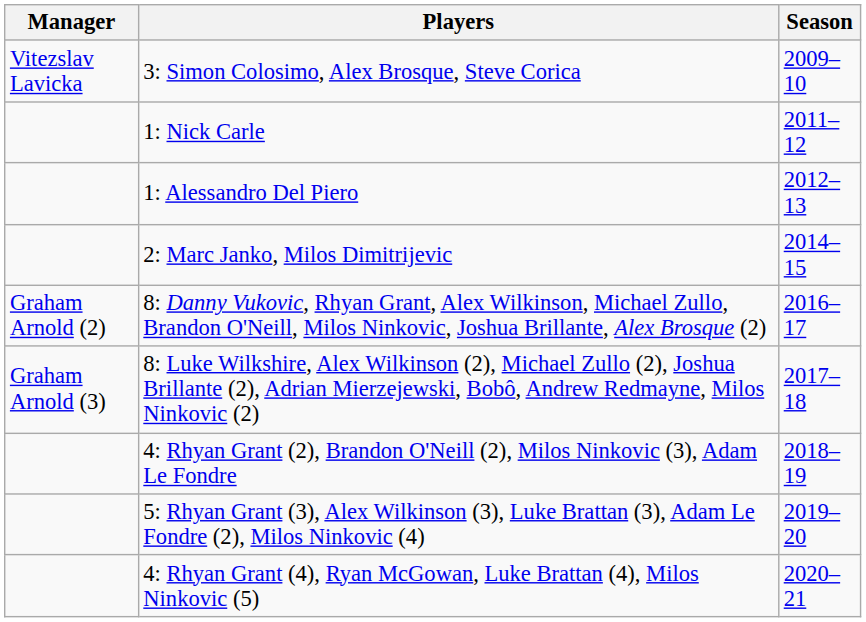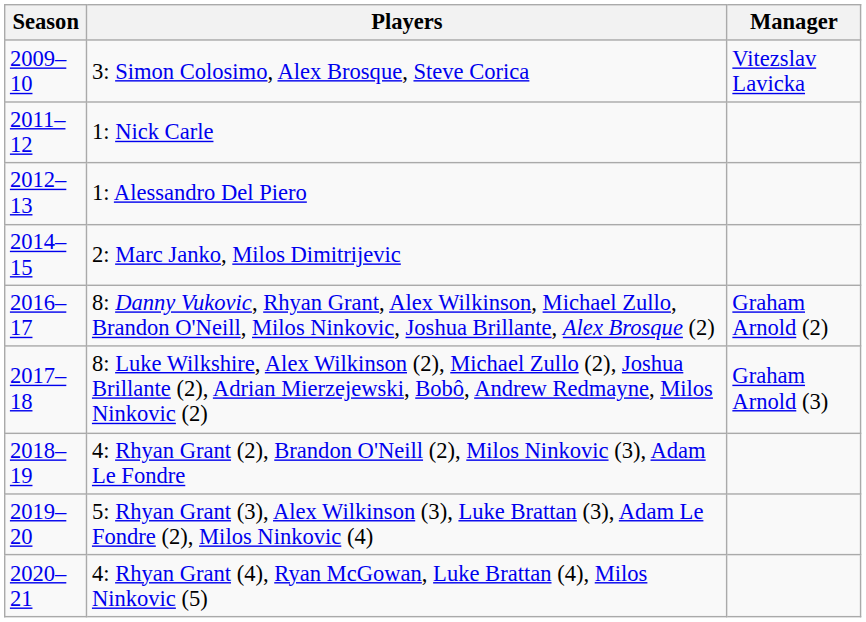columns swapped: (820, 22) <-> (71, 22)
